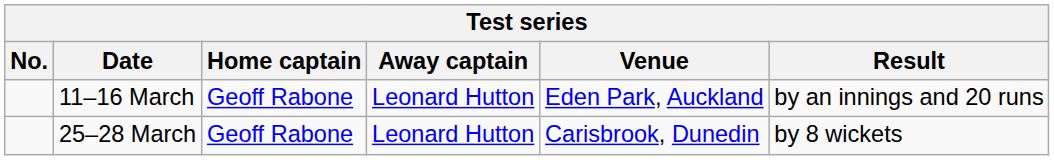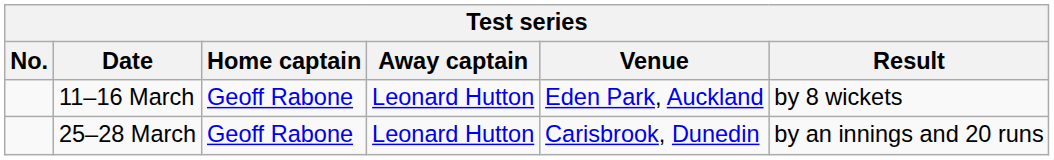(909, 97) by an innings and 20 runs -> (838, 97) by 8 wickets
(838, 135) by 8 wickets -> (909, 135) by an innings and 20 runs
